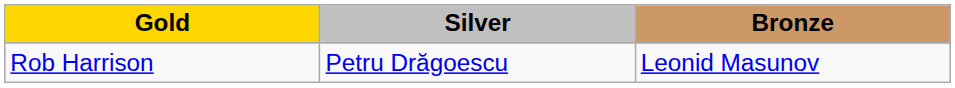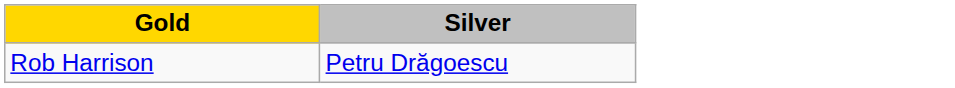- column: (793, 23)
